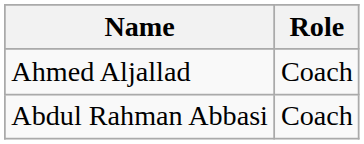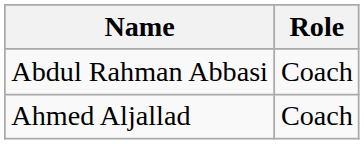rows swapped: (101, 71) <-> (140, 116)
